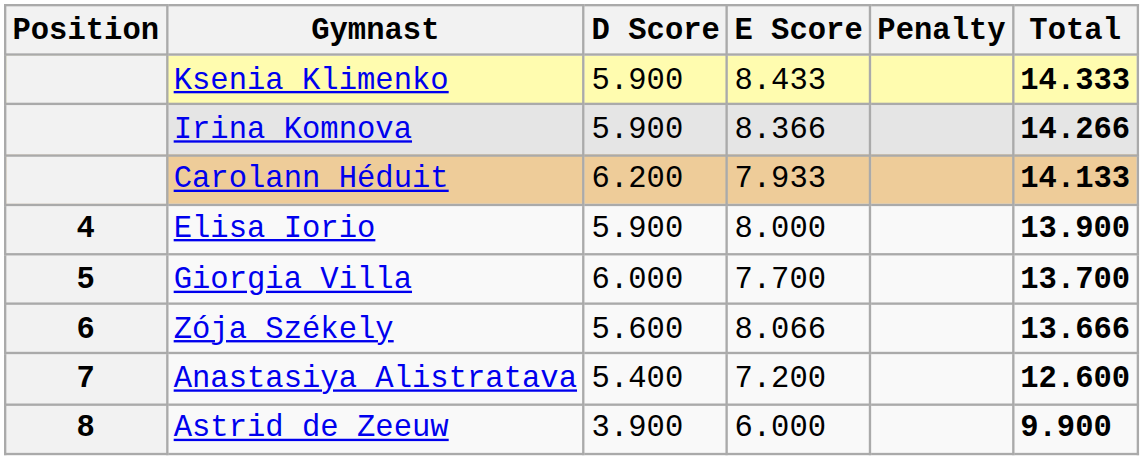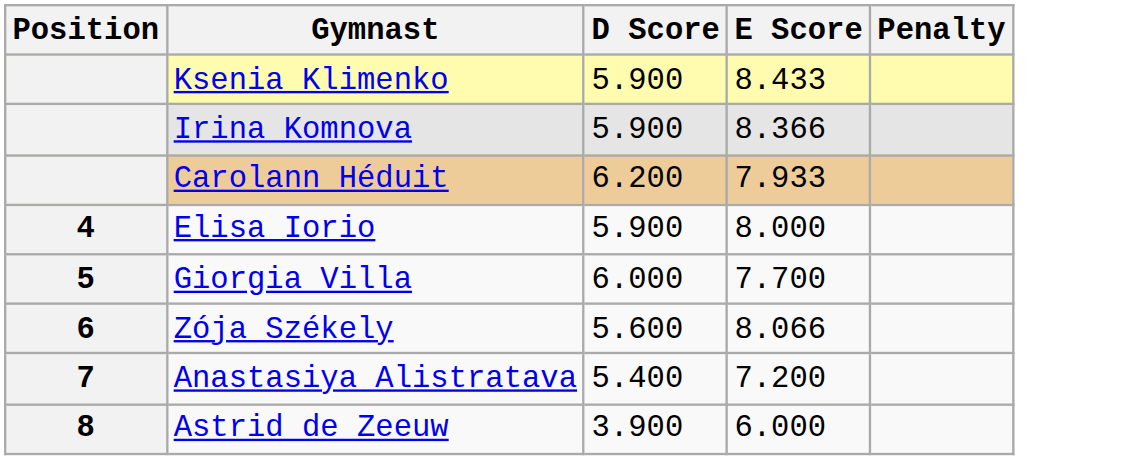- column: (1075, 30)
